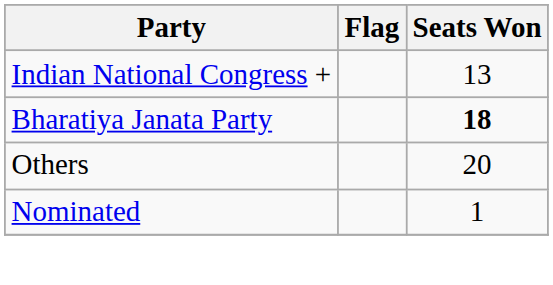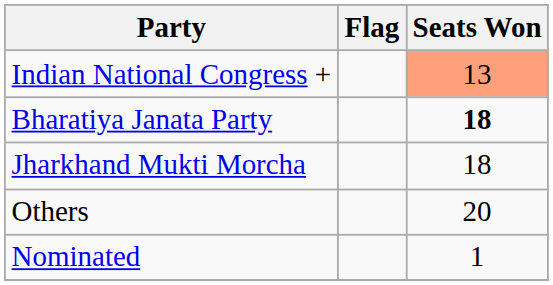(477, 73) no background -> (477, 73) lightsalmon background
+ row: (159, 165)
